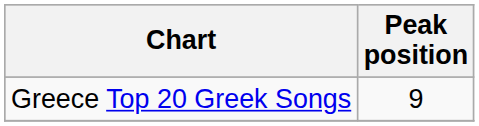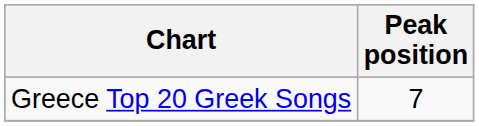(416, 98) 9 -> (416, 98) 7
